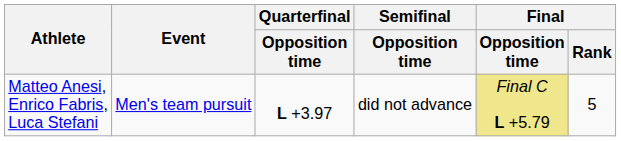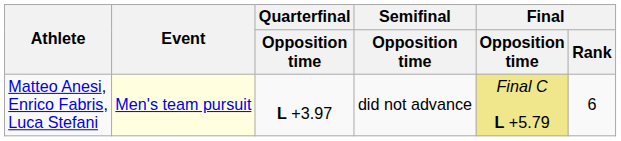(183, 104) no background -> (183, 104) lightyellow background
(592, 104) 5 -> (592, 104) 6
